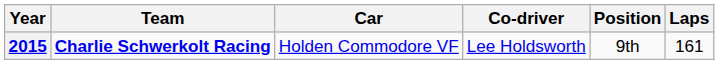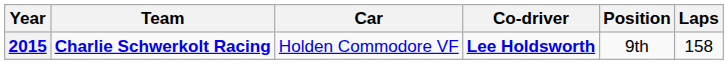(526, 46) normal -> (531, 46) bold
(689, 46) 161 -> (699, 46) 158
